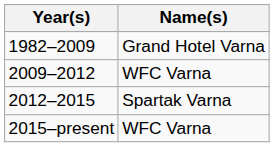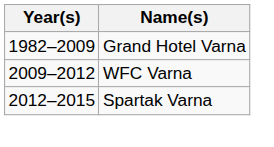- row: (61, 127)
